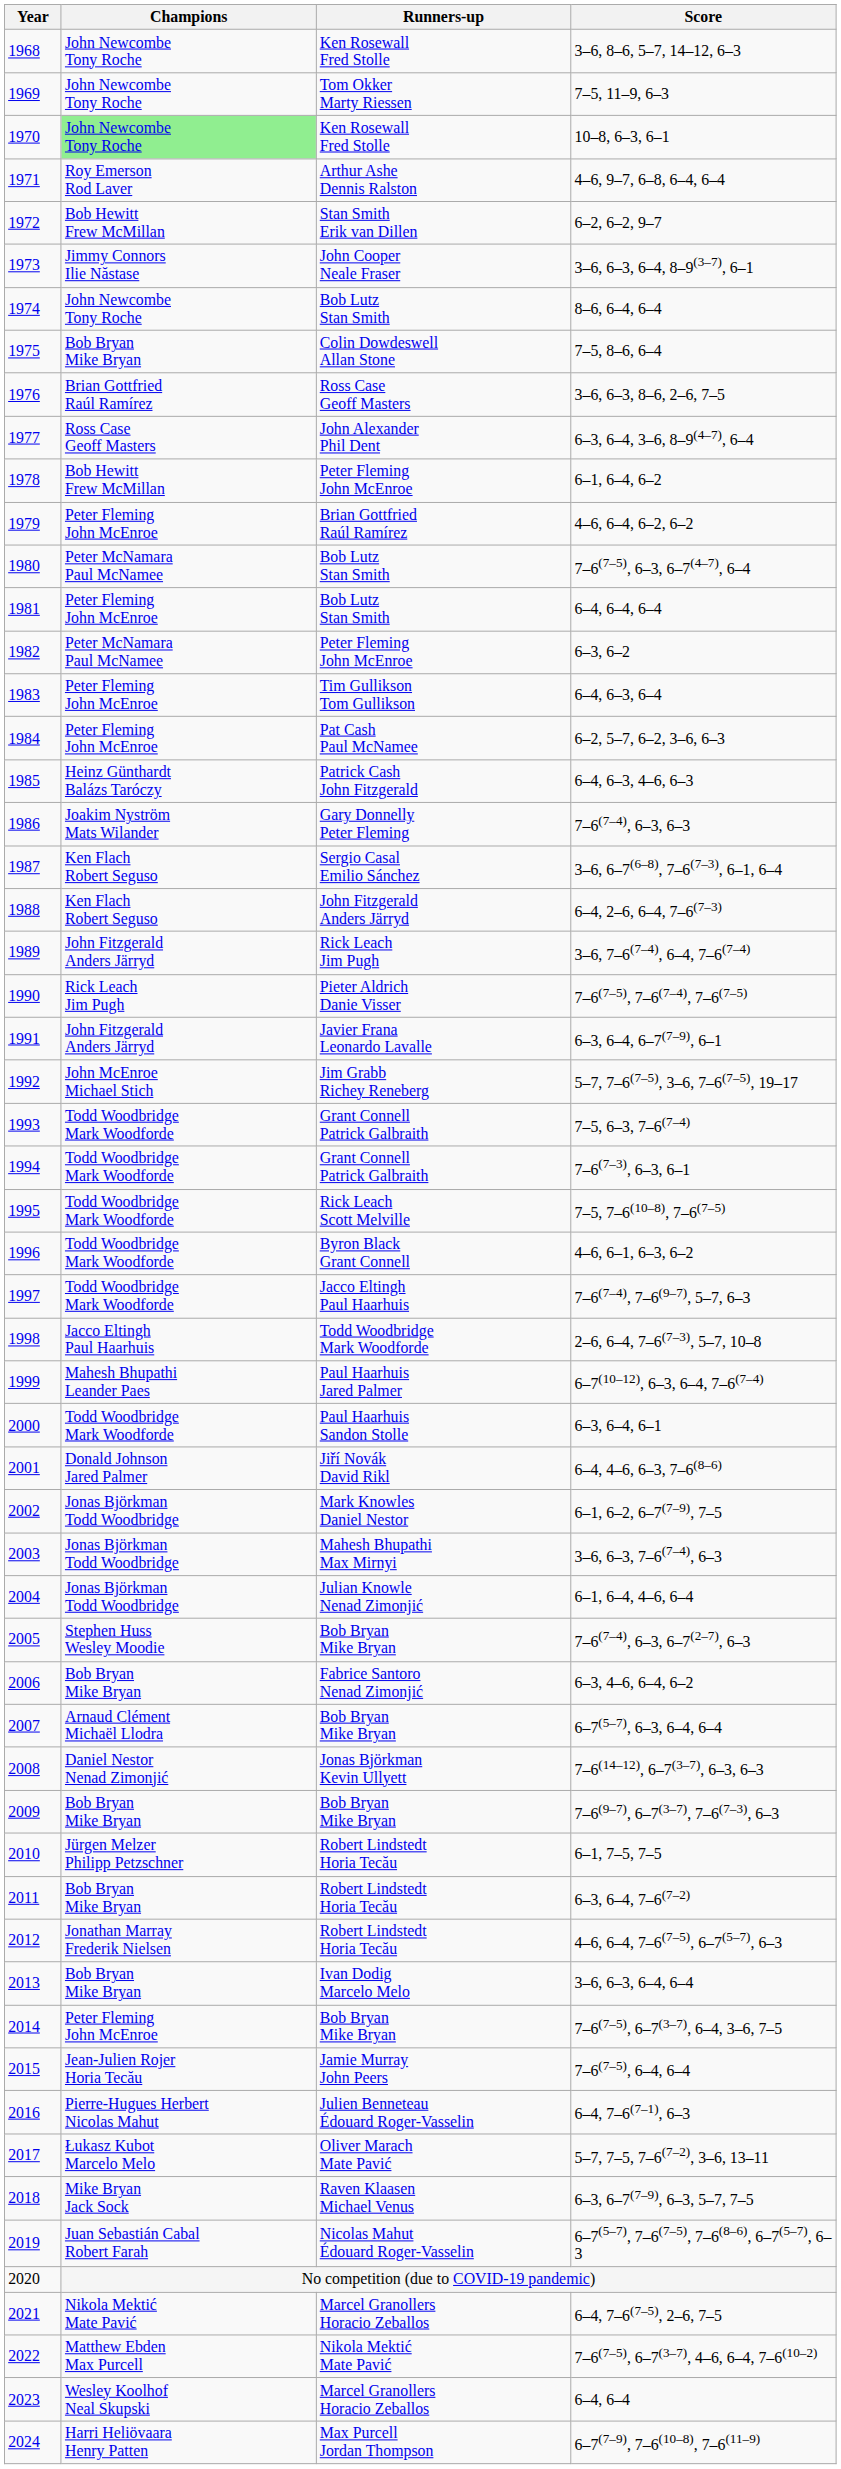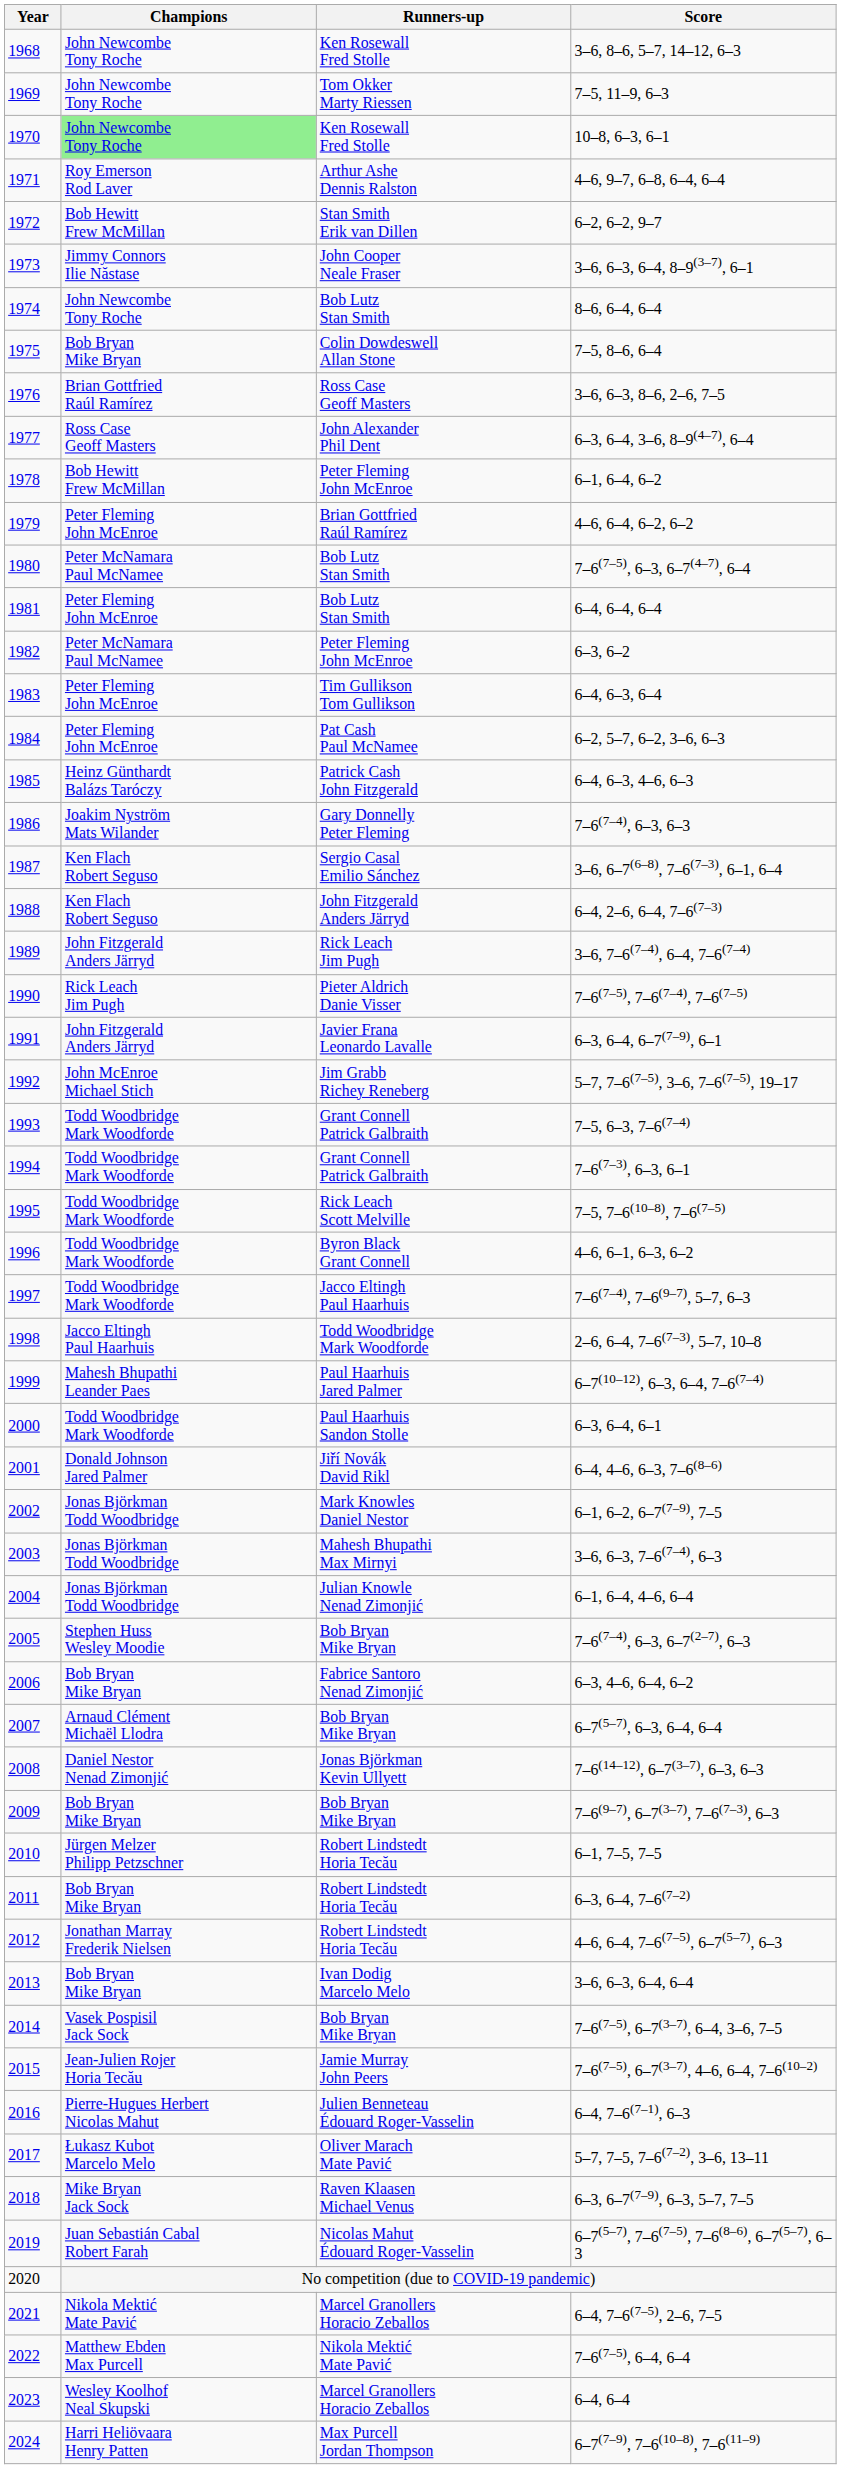(111, 2026) Peter Fleming John McEnroe -> (111, 2026) Vasek Pospisil Jack Sock
(632, 2069) 7–6(7–5), 6–4, 6–4 -> (696, 2069) 7–6(7–5), 6–7(3–7), 4–6, 6–4, 7–6(10–2)
(696, 2356) 7–6(7–5), 6–7(3–7), 4–6, 6–4, 7–6(10–2) -> (632, 2356) 7–6(7–5), 6–4, 6–4
